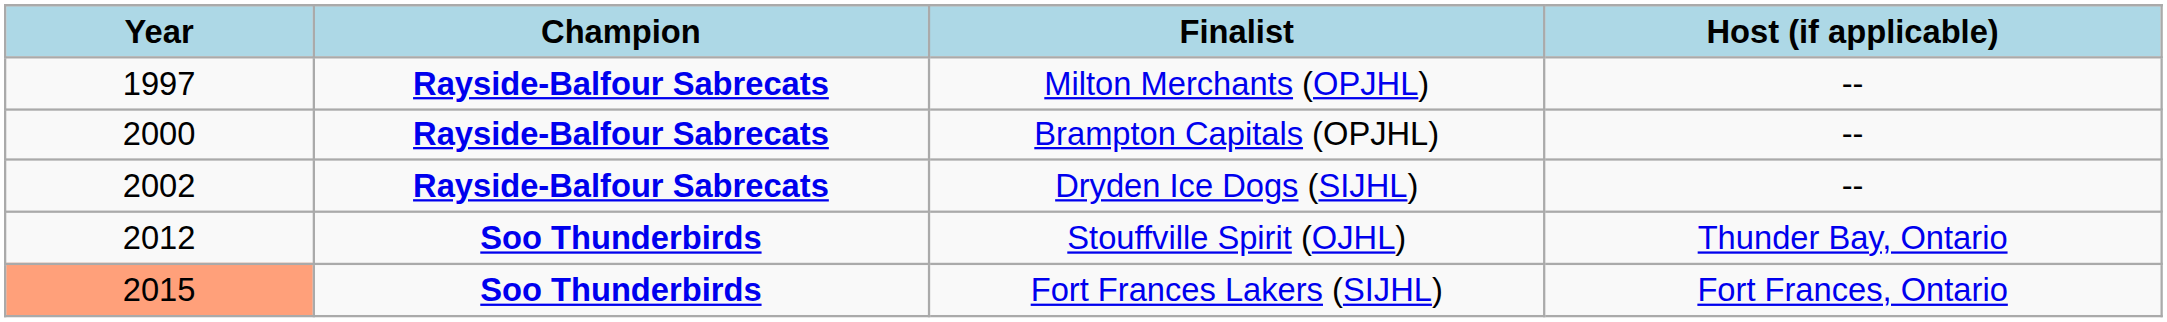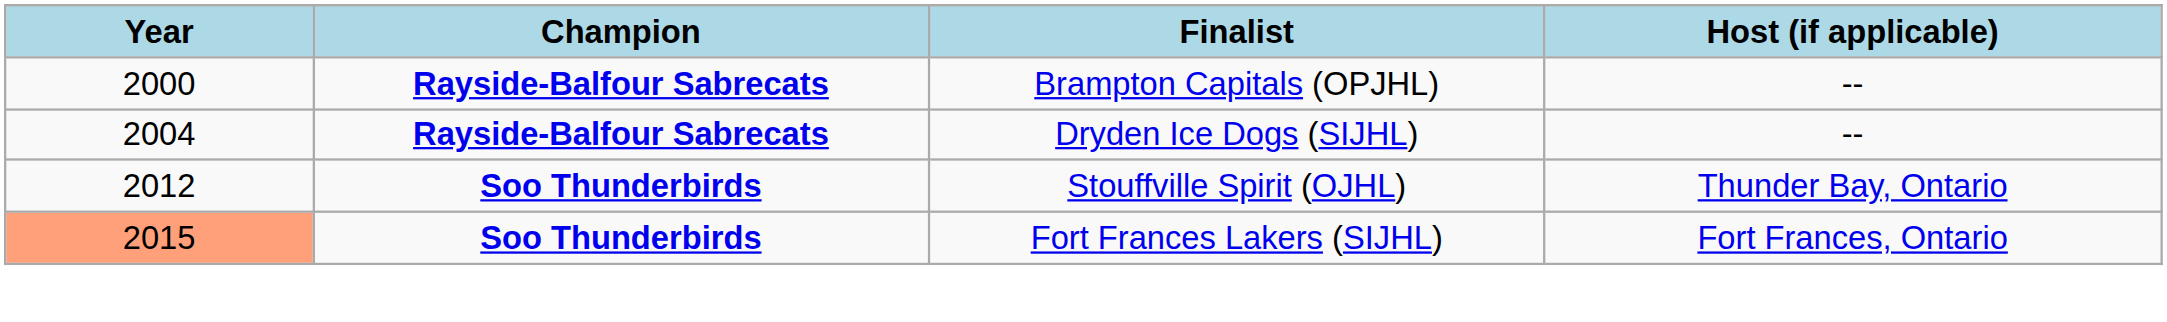- row: (1237, 83)
(159, 186) 2002 -> (159, 135) 2004
